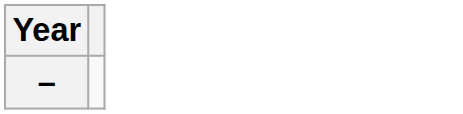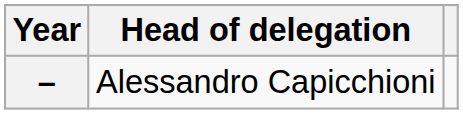+ column: (266, 30)
